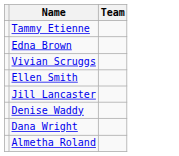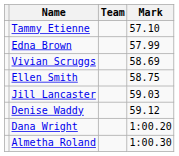+ column: (151, 13)
